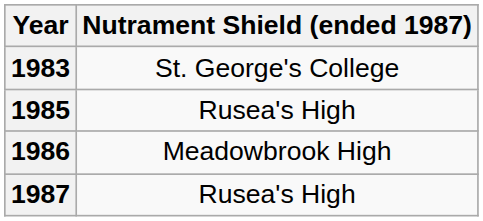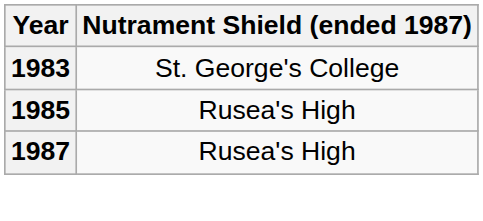- row: (40, 151)
